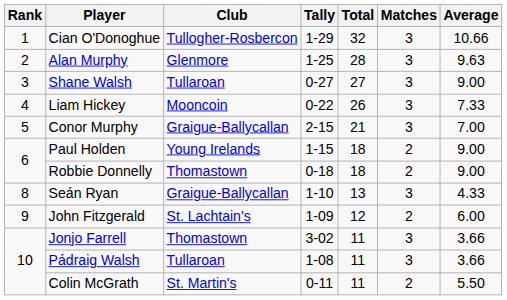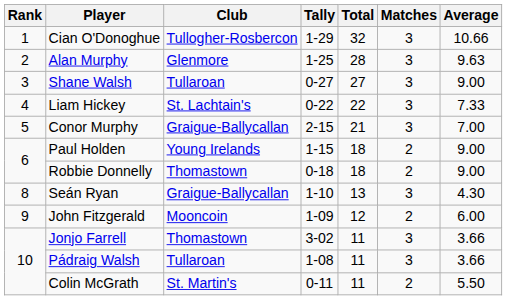(197, 104) Mooncoin -> (209, 104) St. Lachtain's
(358, 104) 26 -> (358, 104) 22
(471, 194) 4.33 -> (471, 194) 4.30
(209, 216) St. Lachtain's -> (197, 216) Mooncoin
